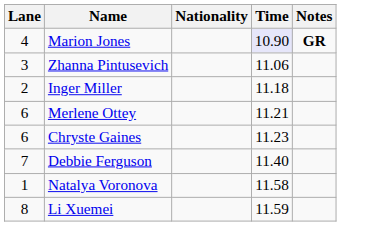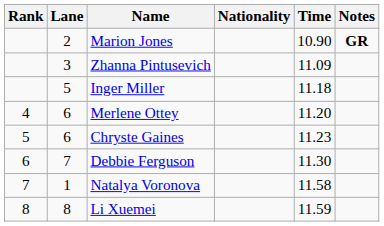+ column: (26, 16)
(24, 40) 4 -> (67, 40) 2
(272, 40) lavender background -> (314, 40) no background
(272, 64) 11.06 -> (314, 64) 11.09
(24, 88) 2 -> (67, 88) 5
(272, 112) 11.21 -> (314, 112) 11.20
(272, 161) 11.40 -> (314, 161) 11.30
